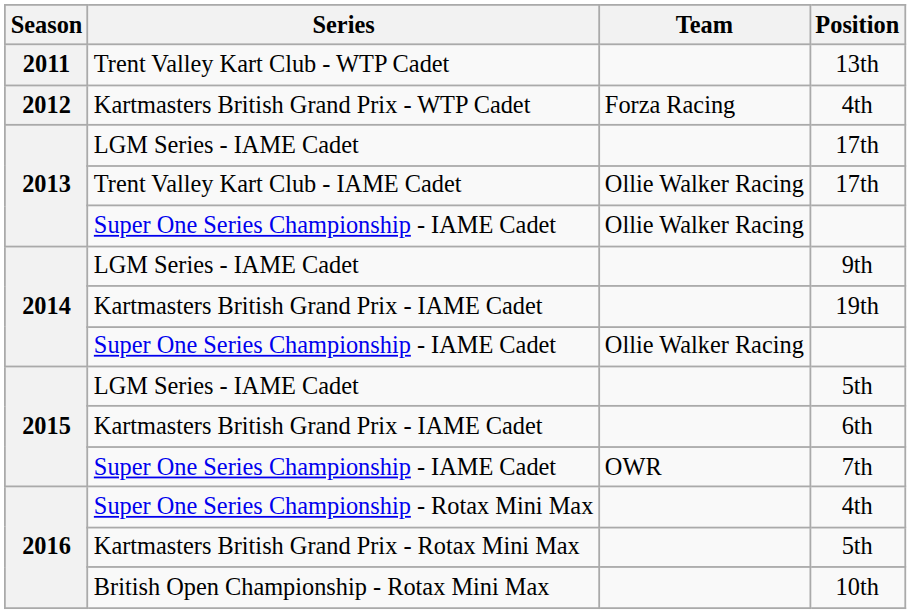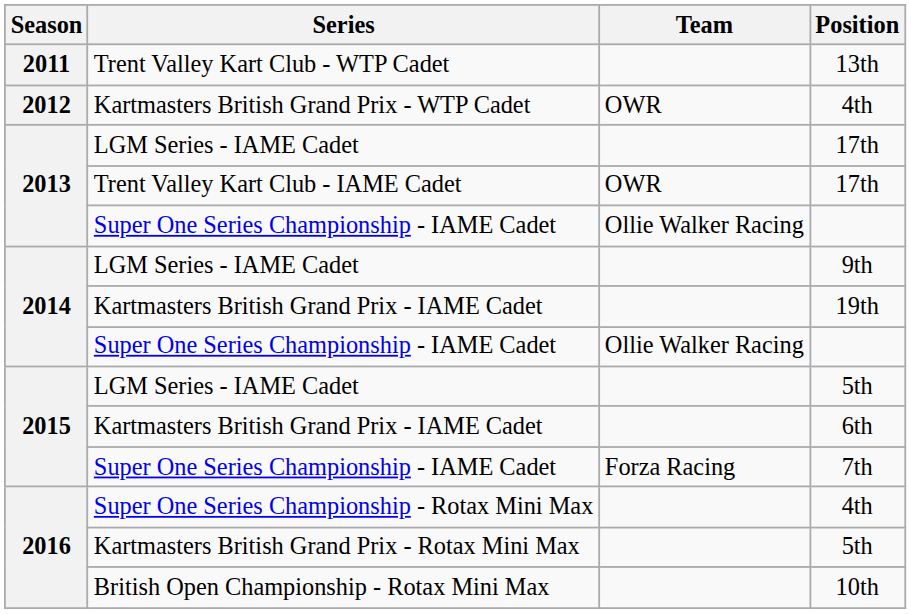(670, 104) Forza Racing -> (633, 104) OWR
(704, 184) Ollie Walker Racing -> (633, 184) OWR
(633, 465) OWR -> (670, 465) Forza Racing
